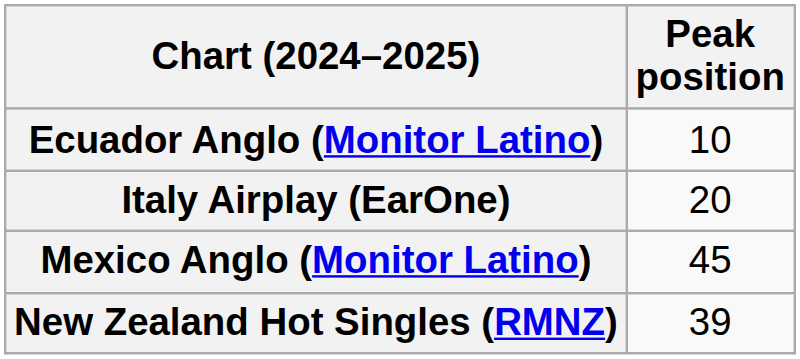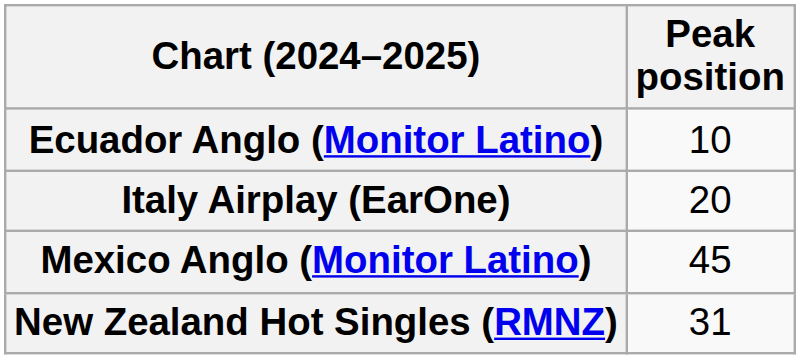(710, 321) 39 -> (710, 321) 31
